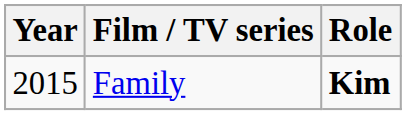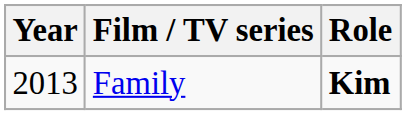(45, 82) 2015 -> (45, 82) 2013
